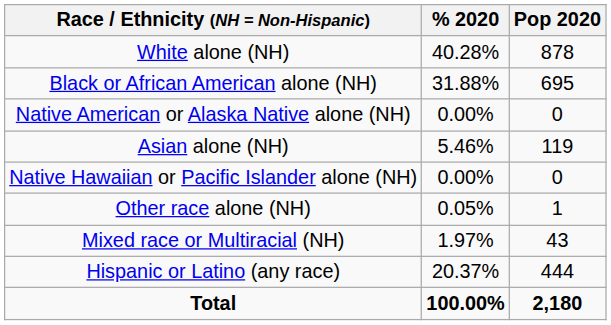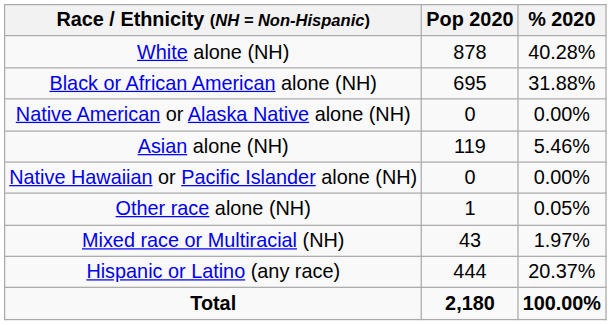columns swapped: (557, 20) <-> (466, 20)
